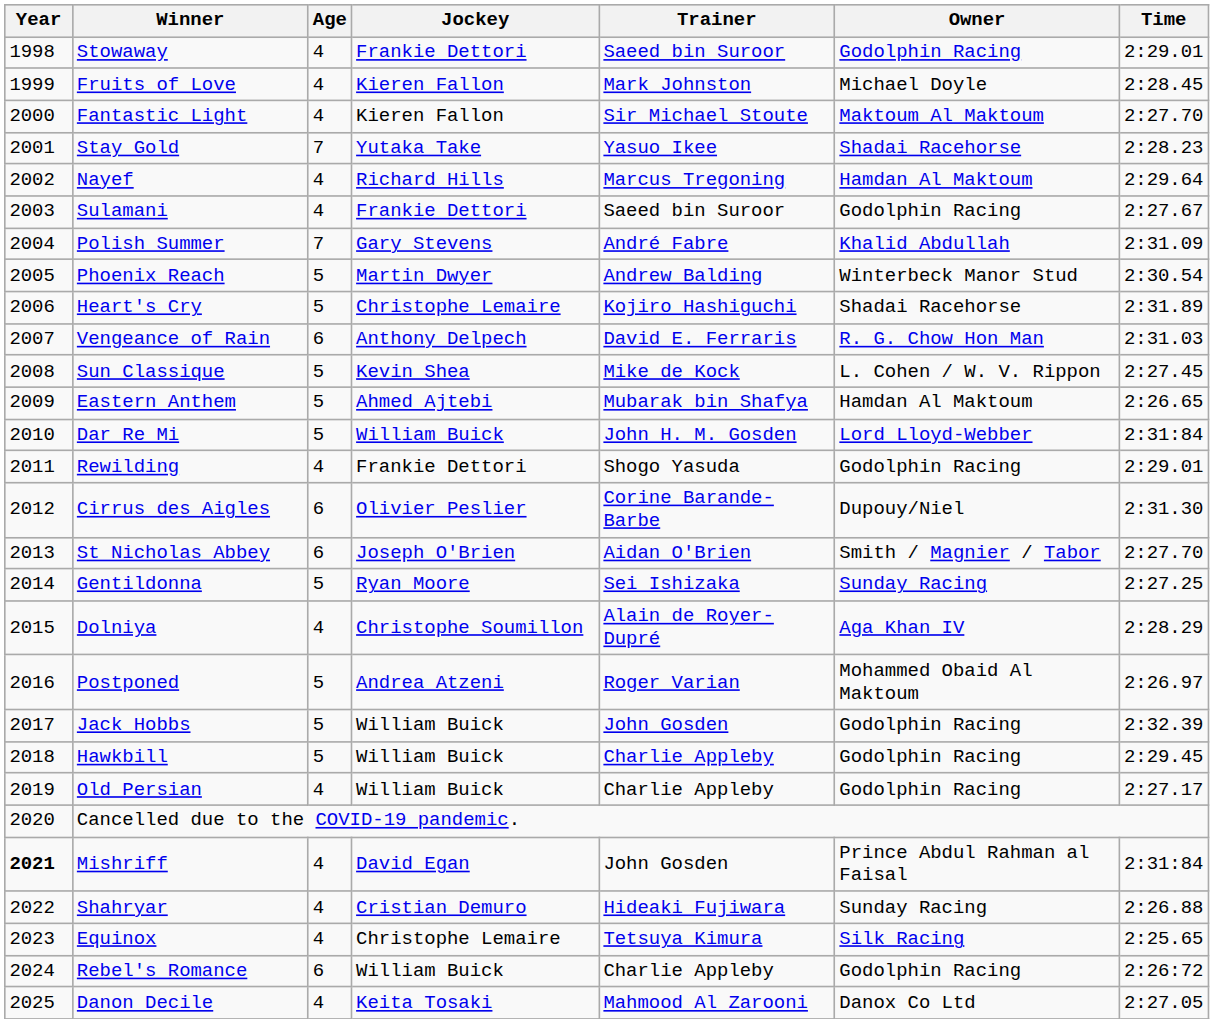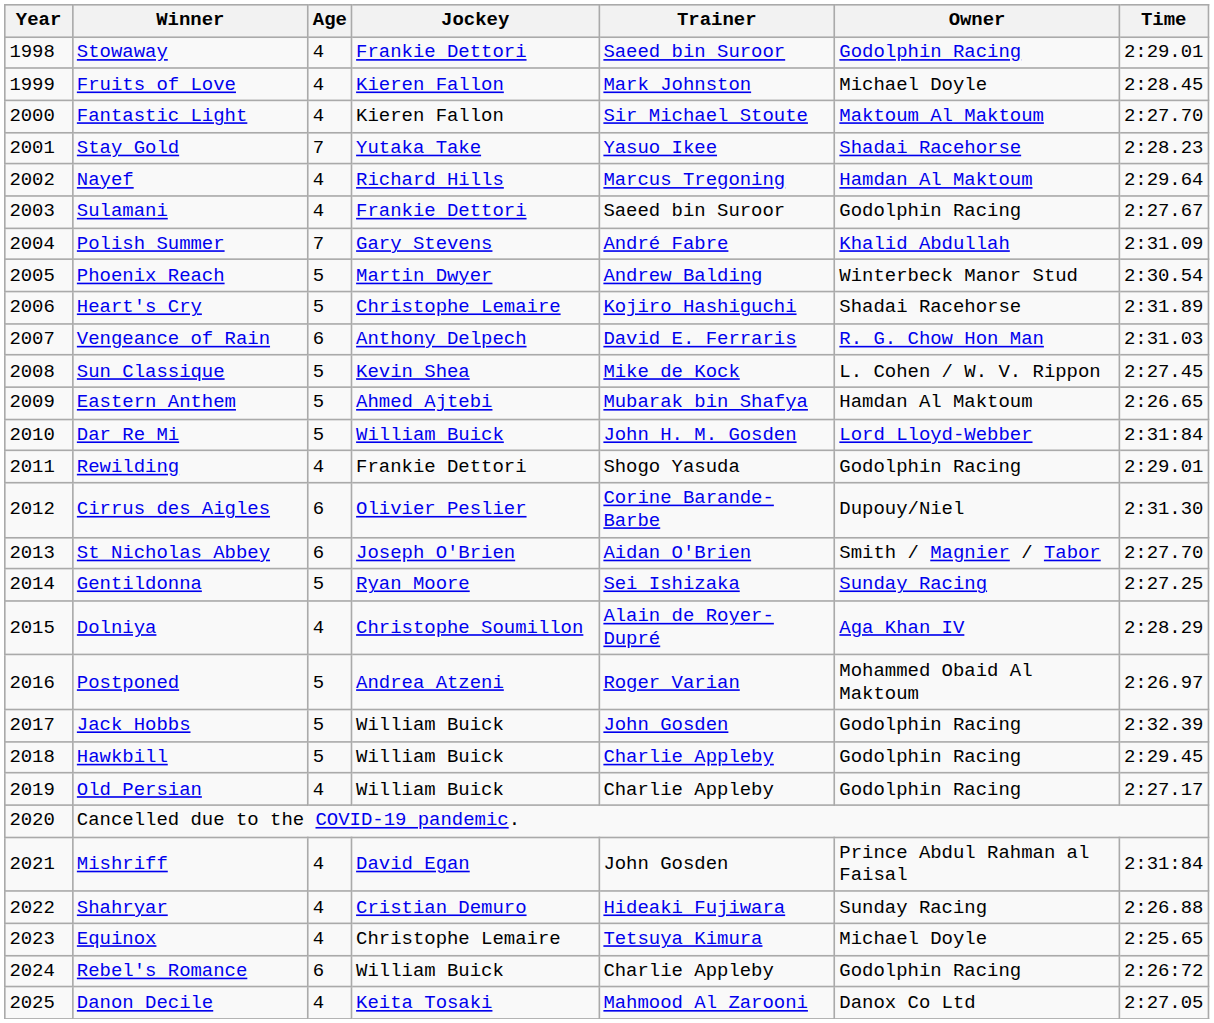(32, 864) bold -> (32, 864) normal
(902, 939) Silk Racing -> (913, 939) Michael Doyle
